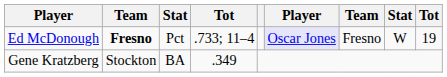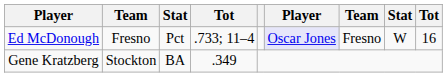(131, 38) bold -> (131, 38) normal
(429, 38) 19 -> (429, 38) 16
